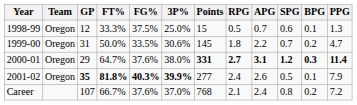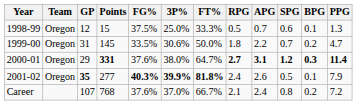columns swapped: (210, 12) <-> (113, 12)
